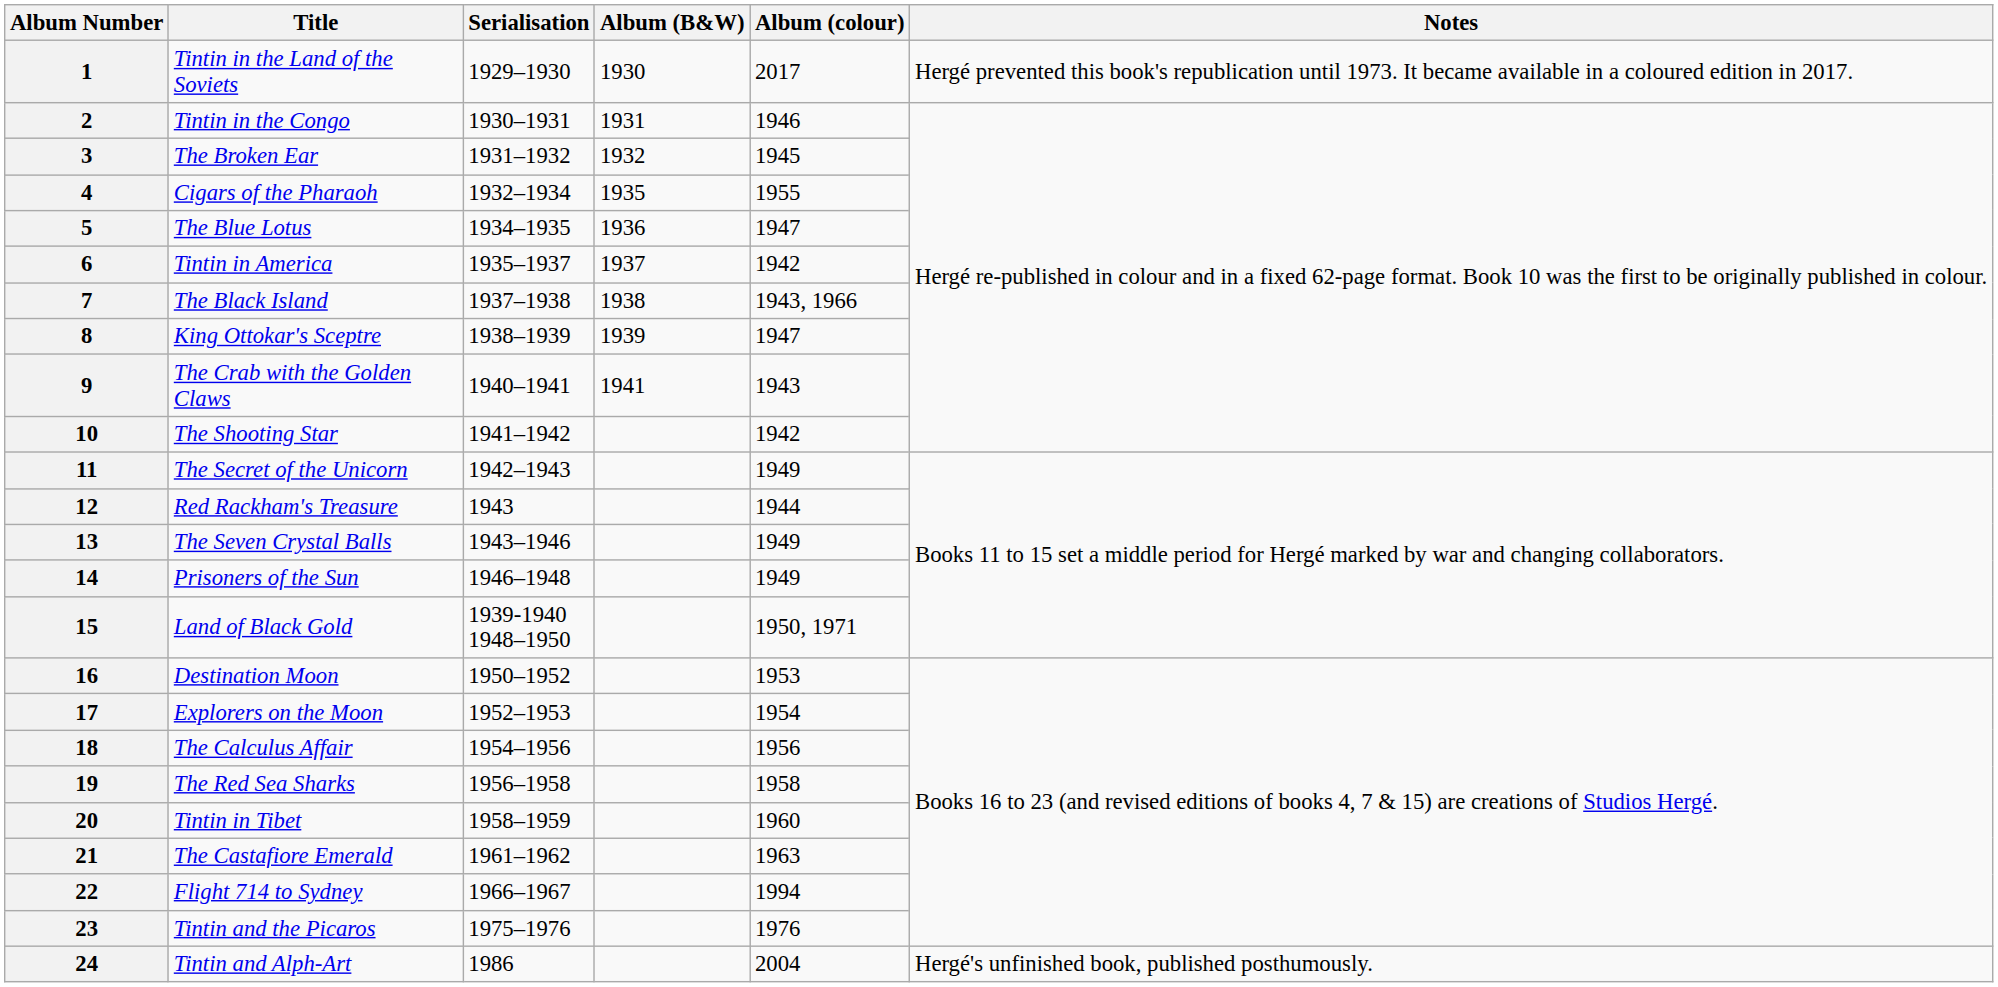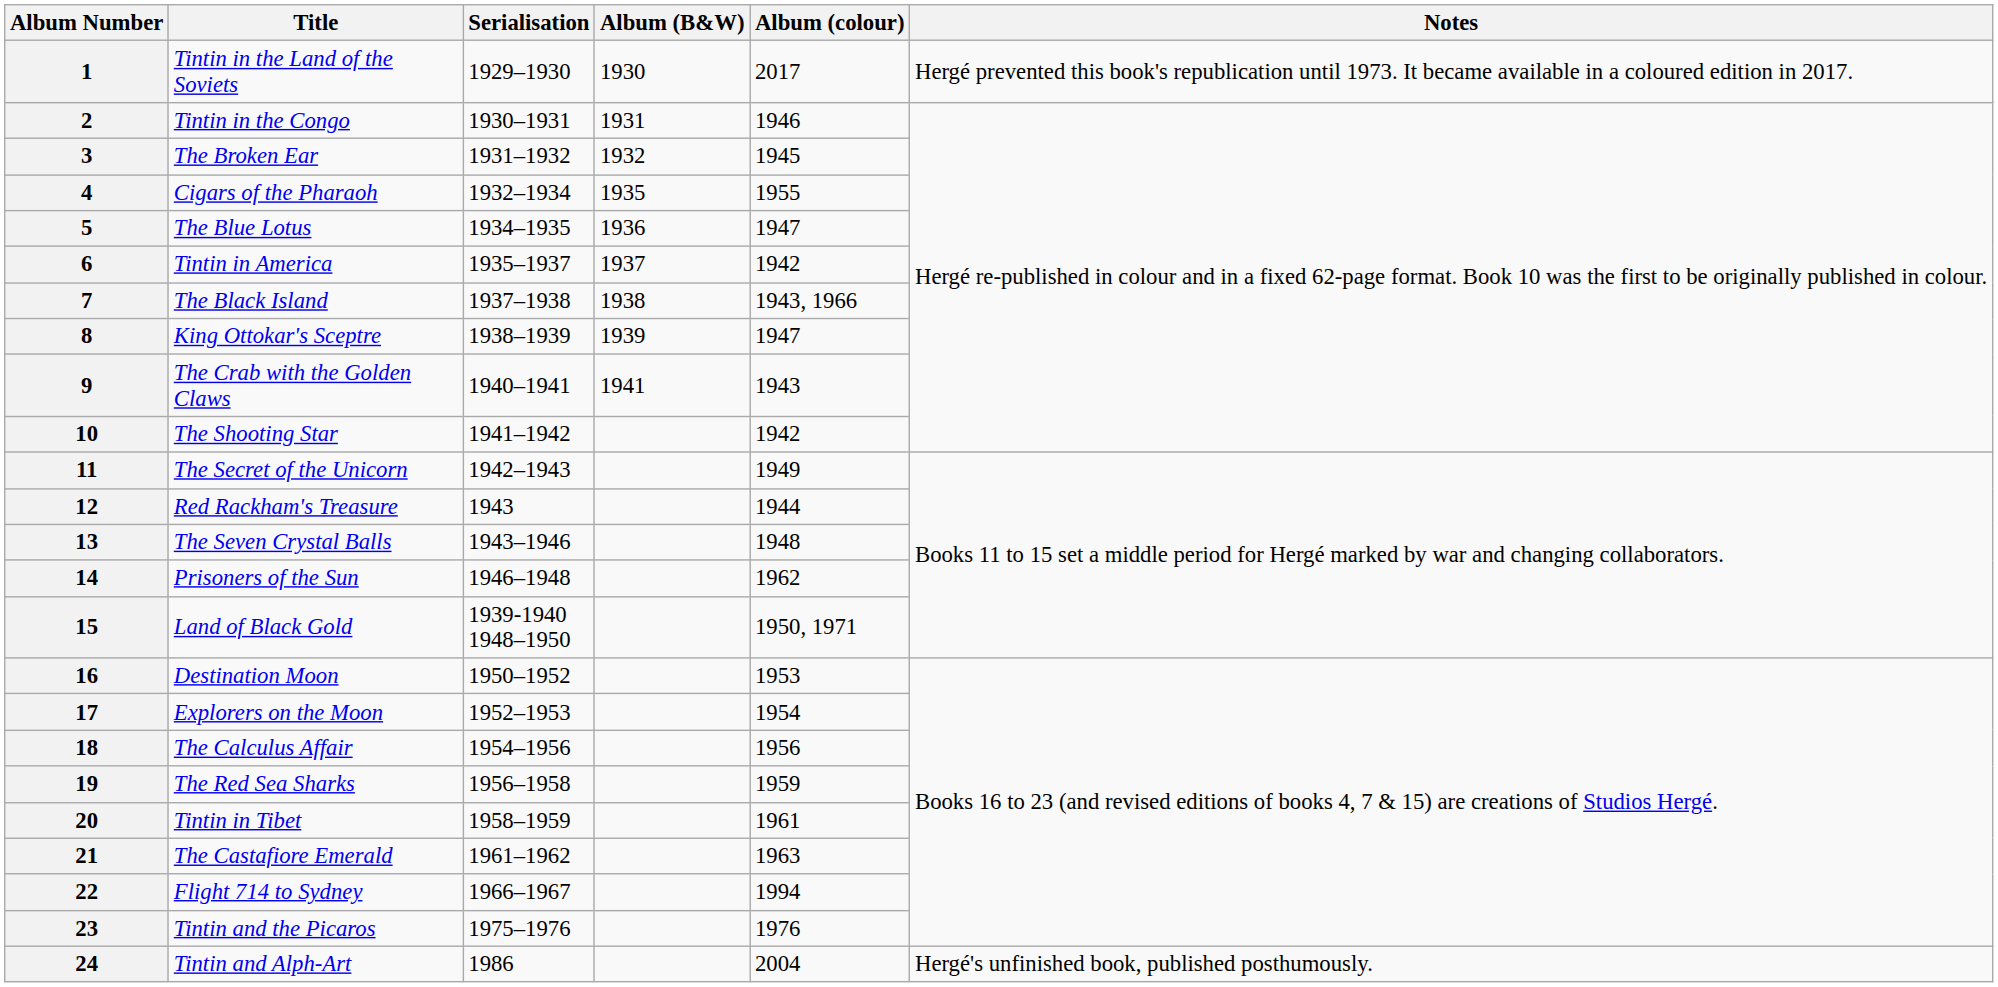(778, 542) 1949 -> (778, 542) 1948
(778, 578) 1949 -> (778, 578) 1962
(778, 783) 1958 -> (778, 783) 1959
(778, 819) 1960 -> (778, 819) 1961
